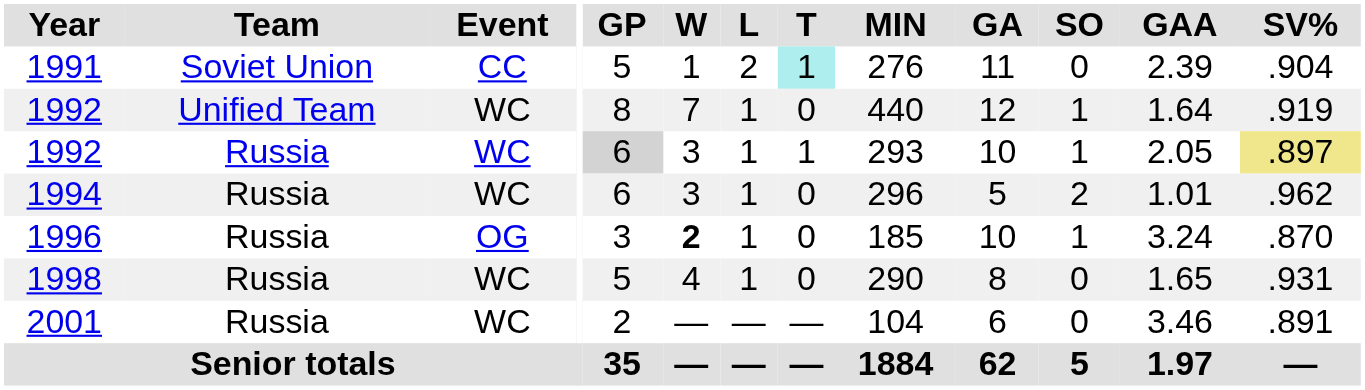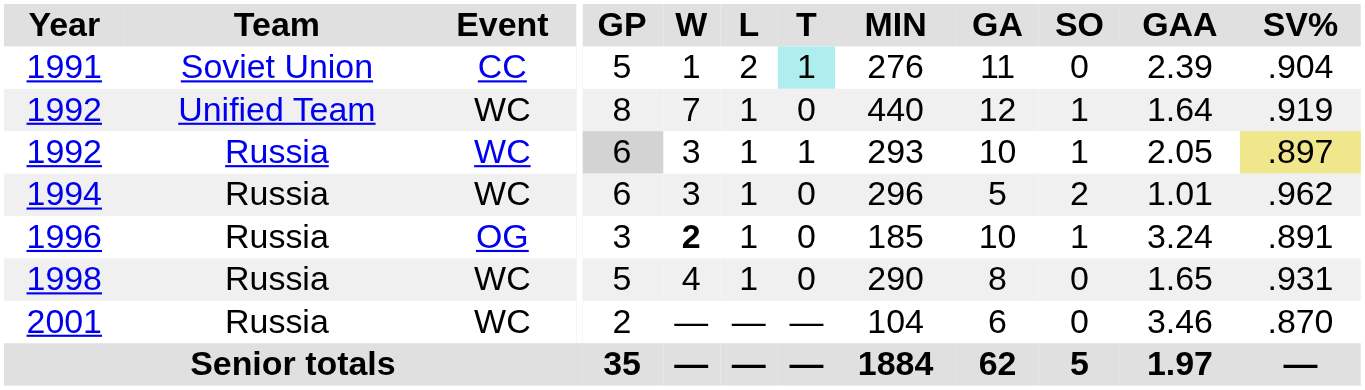(1300, 236) .870 -> (1300, 236) .891
(1300, 321) .891 -> (1300, 321) .870
